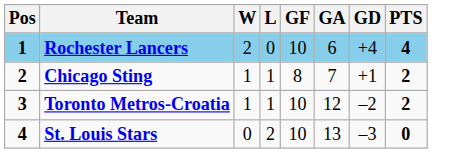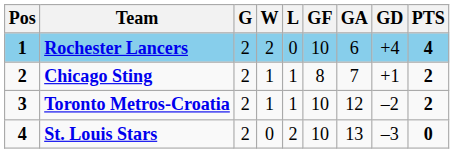+ column: (245, 18)
